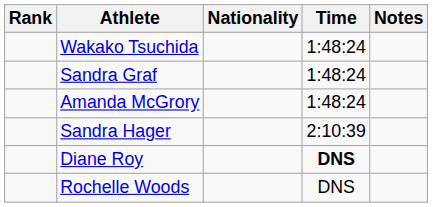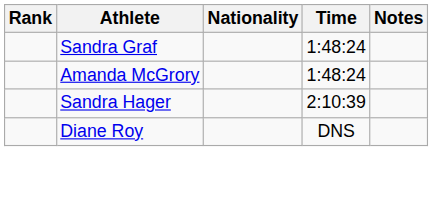- row: (129, 46)
(336, 159) bold -> (336, 131) normal
- row: (125, 187)
